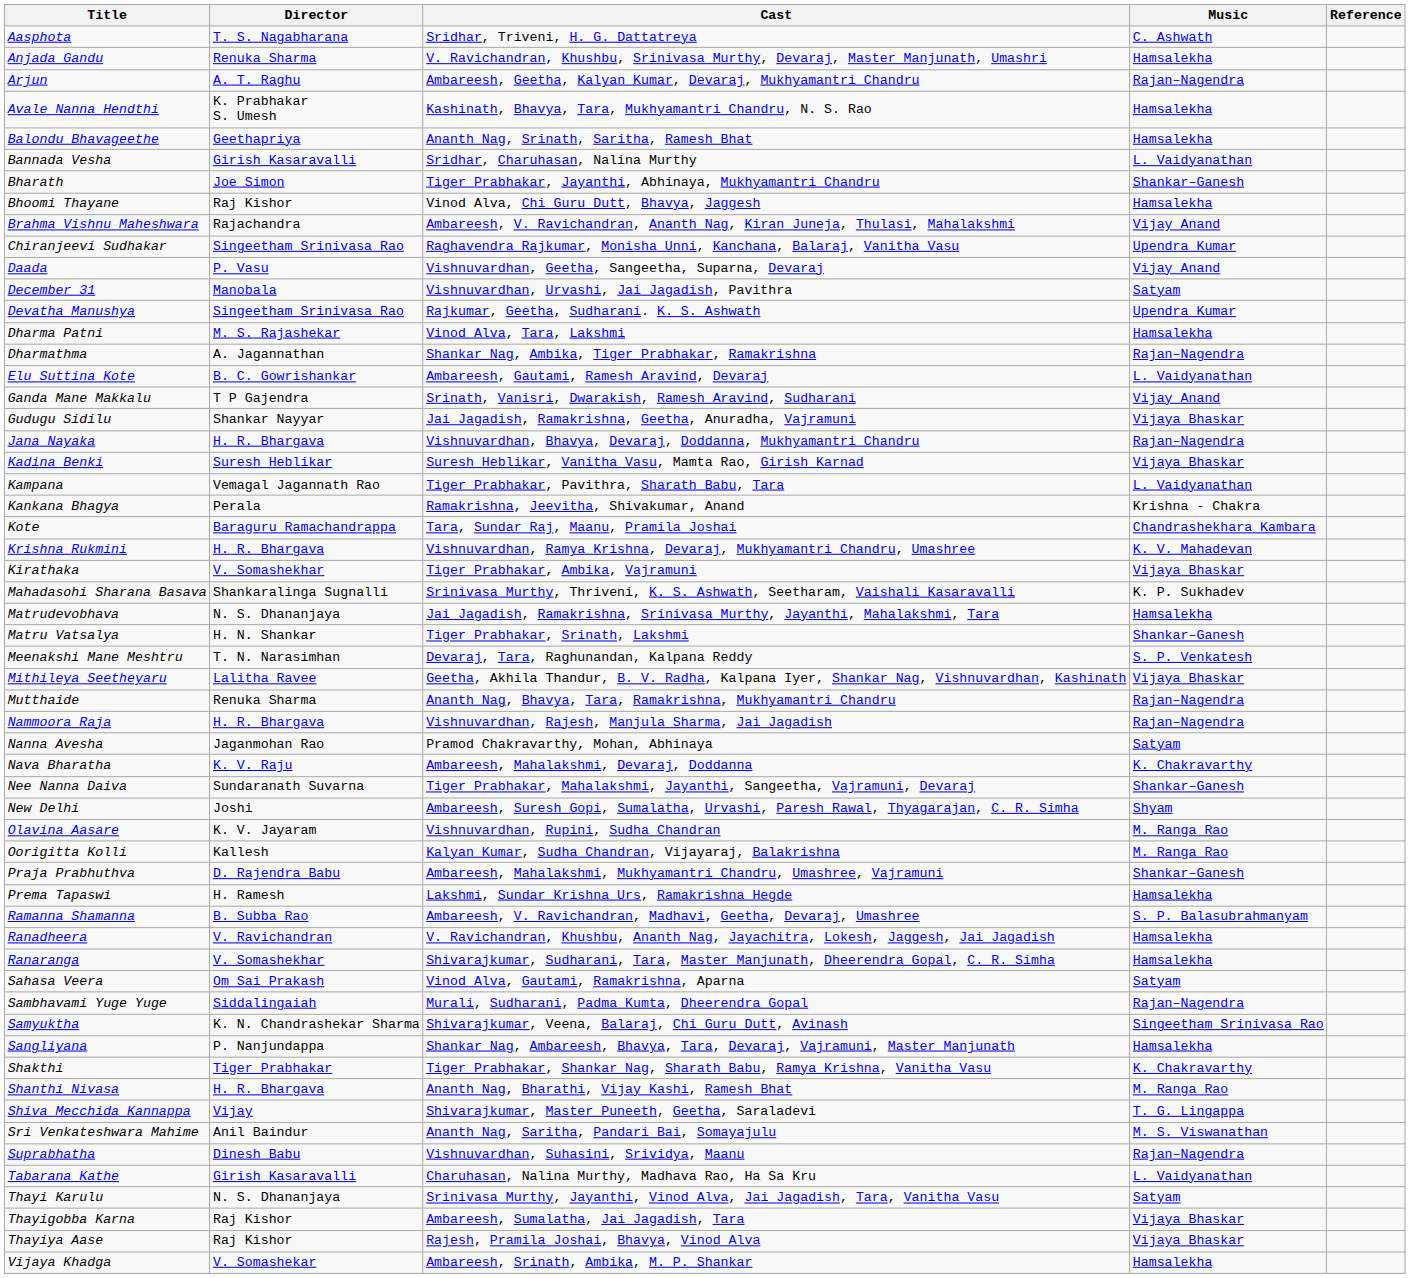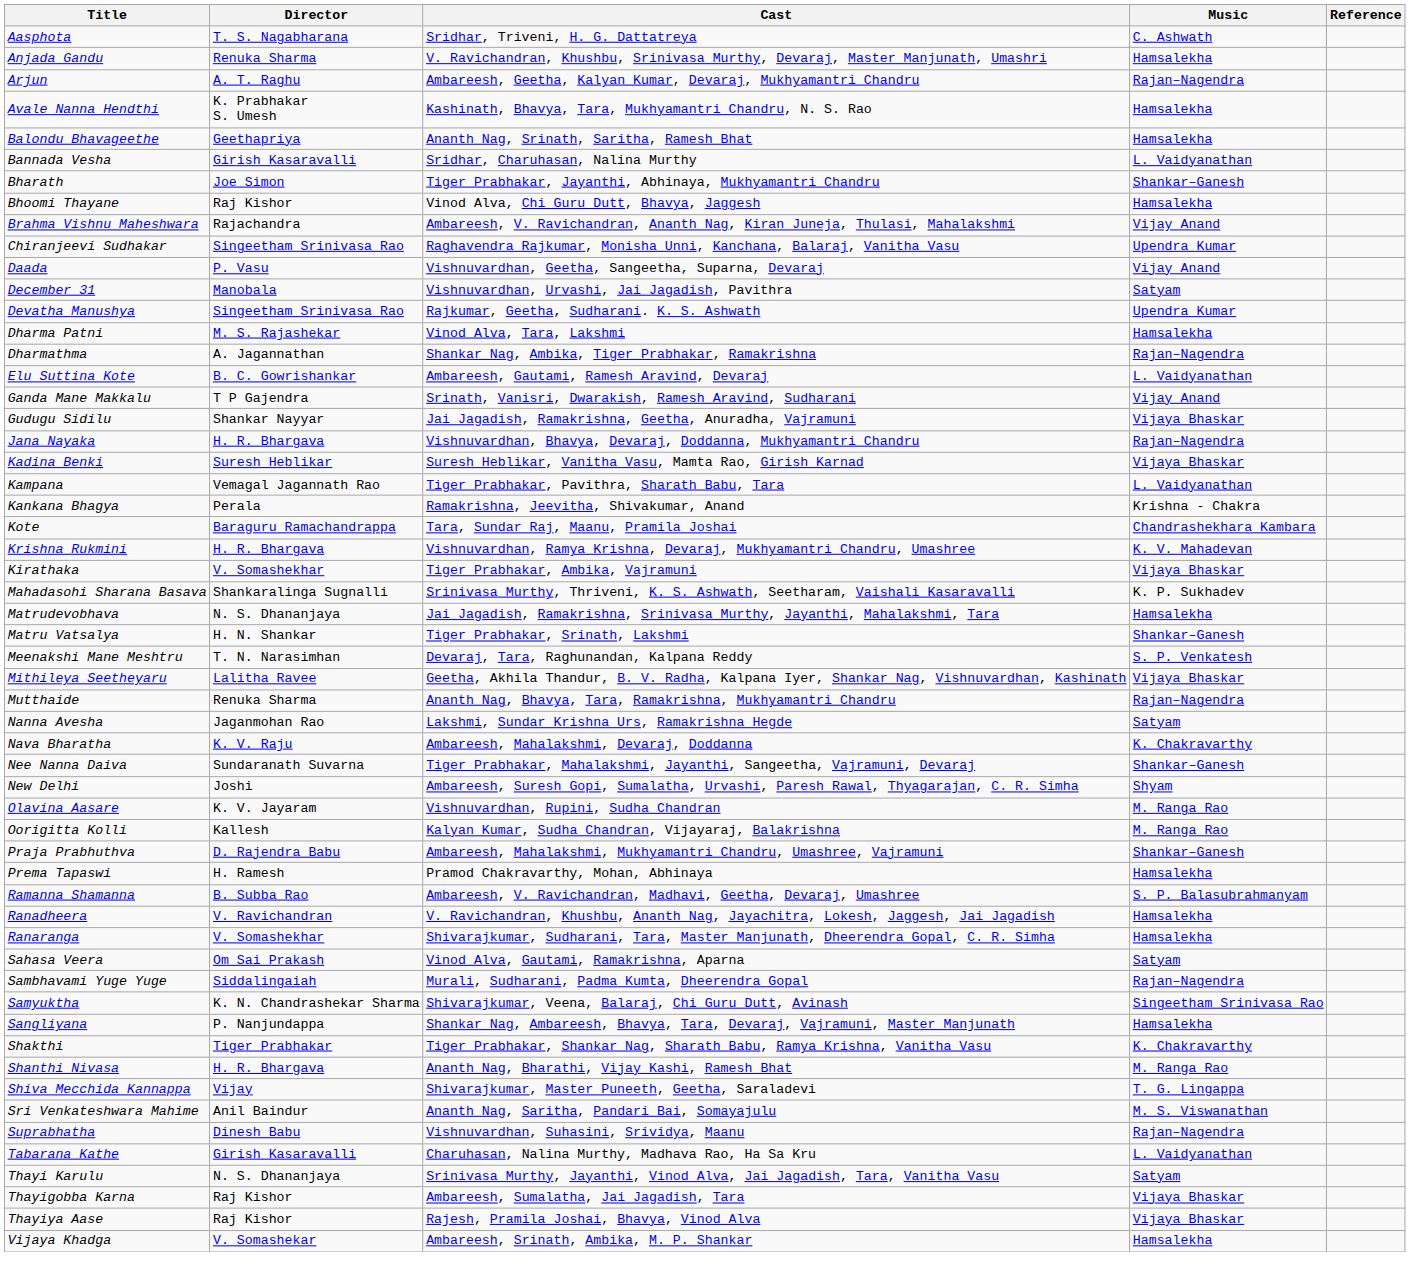- row: (59, 722)
(569, 744) Pramod Chakravarthy, Mohan, Abhinaya -> (609, 722) Lakshmi, Sundar Krishna Urs, Ramakrishna Hegde
(609, 895) Lakshmi, Sundar Krishna Urs, Ramakrishna Hegde -> (569, 873) Pramod Chakravarthy, Mohan, Abhinaya
